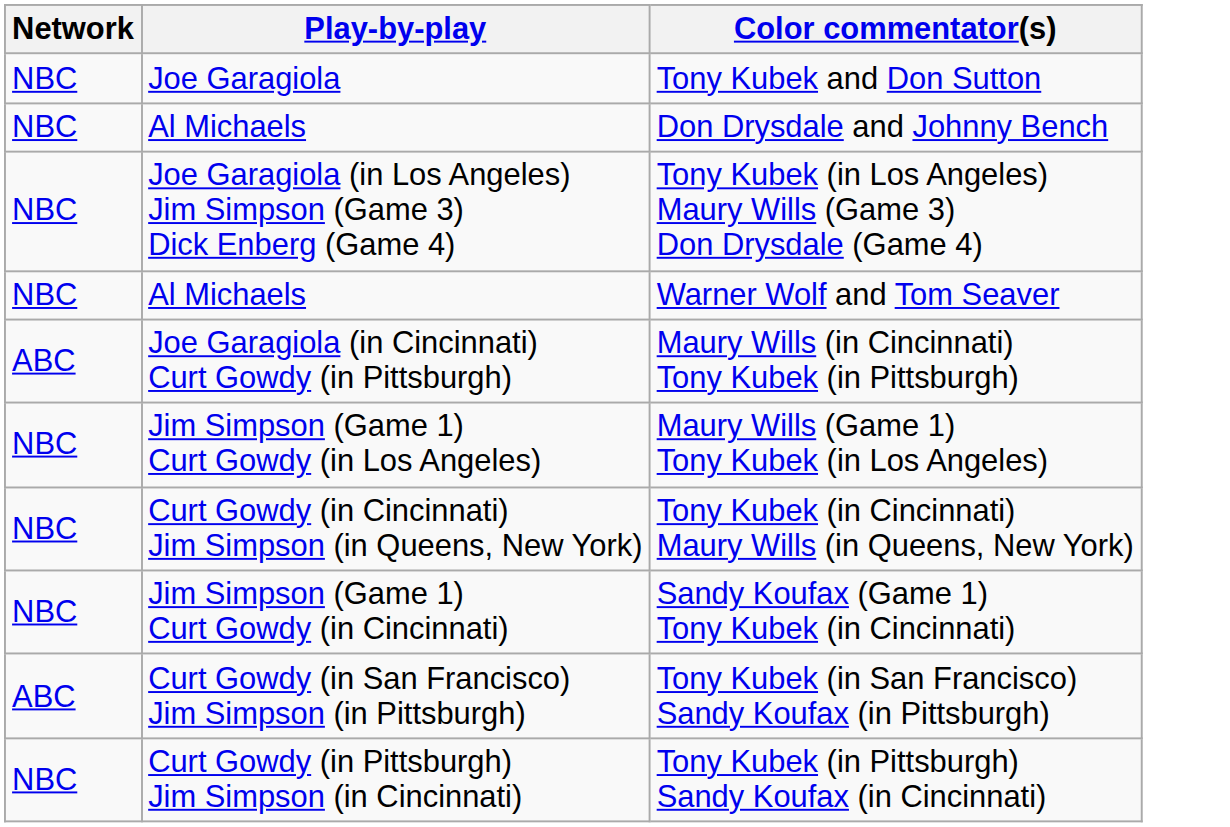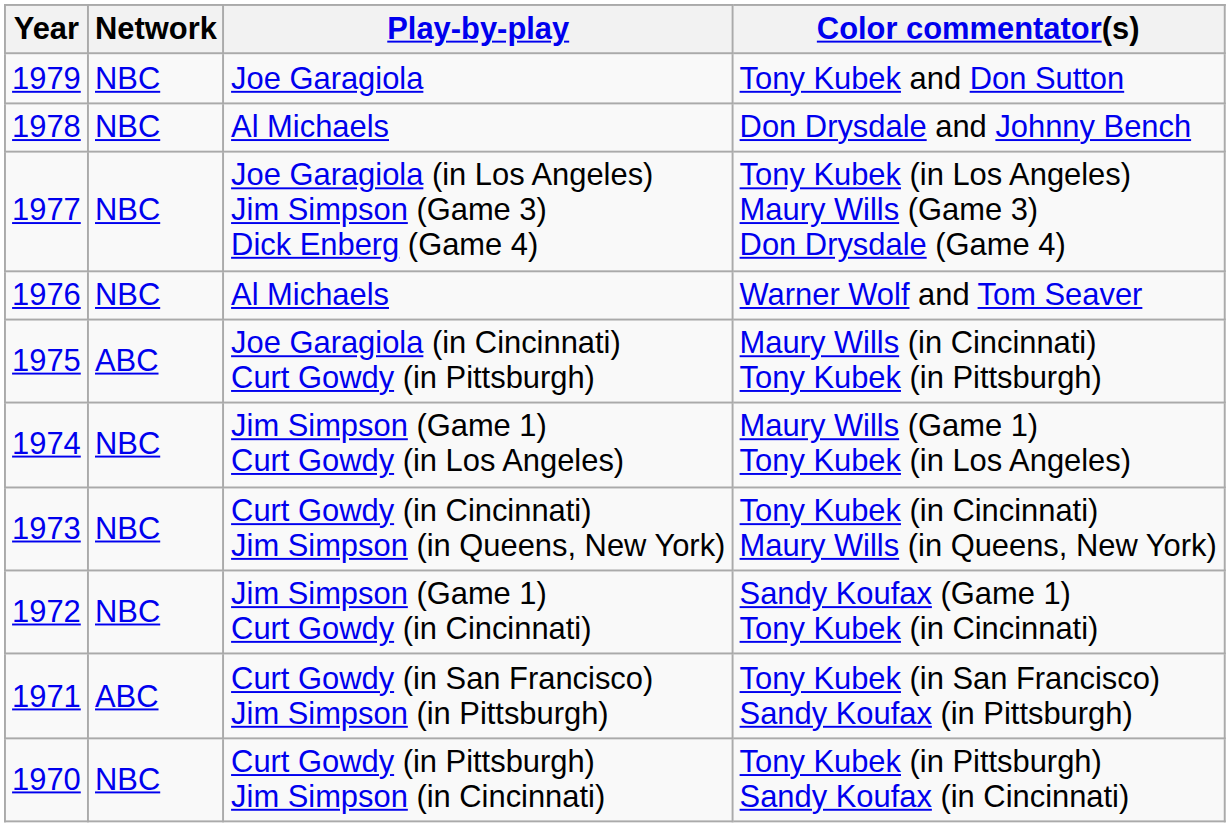+ column: (46, 28)
